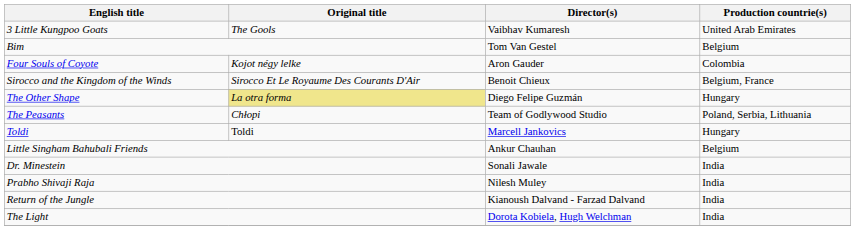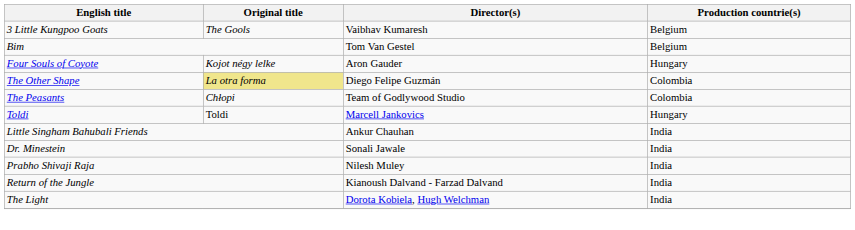(749, 30) United Arab Emirates -> (669, 30) Belgium
(723, 64) Colombia -> (669, 64) Hungary
- row: (89, 81)
(721, 98) Hungary -> (671, 81) Colombia
(757, 115) Poland, Serbia, Lithuania -> (671, 98) Colombia
(721, 149) Belgium -> (661, 132) India
